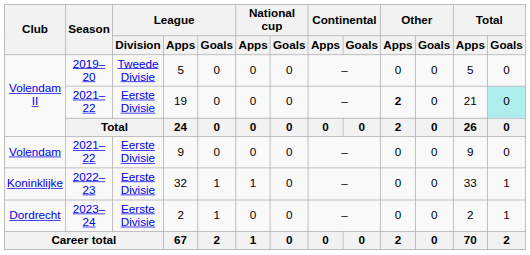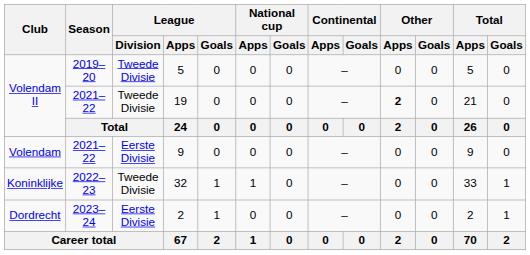(138, 102) Eerste Divisie -> (138, 102) Tweede Divisie
(507, 102) paleturquoise background -> (507, 102) no background
(138, 184) Eerste Divisie -> (138, 184) Tweede Divisie
